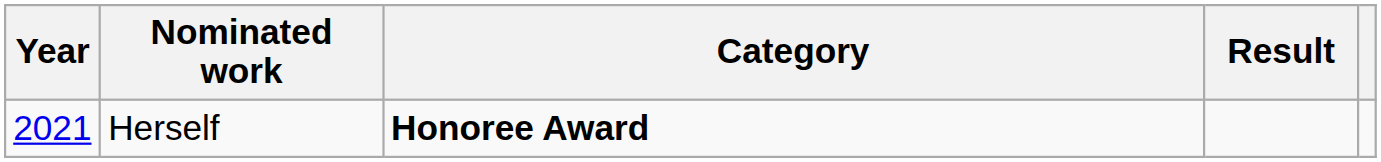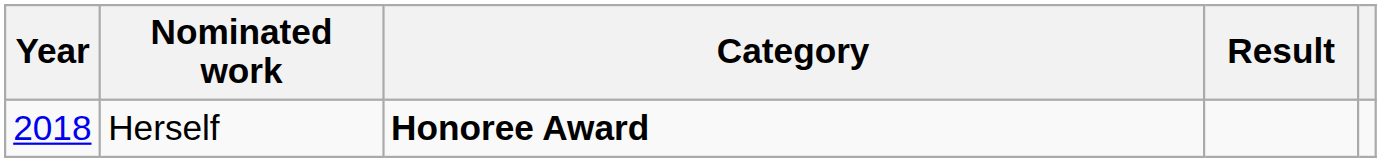(52, 127) 2021 -> (52, 127) 2018
